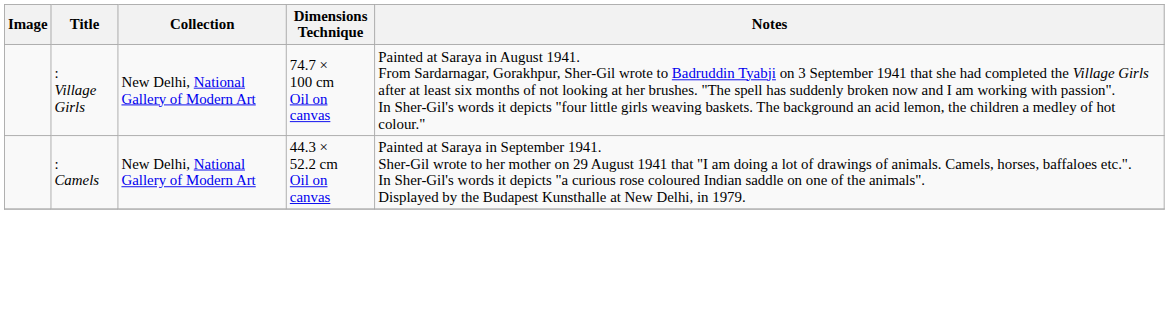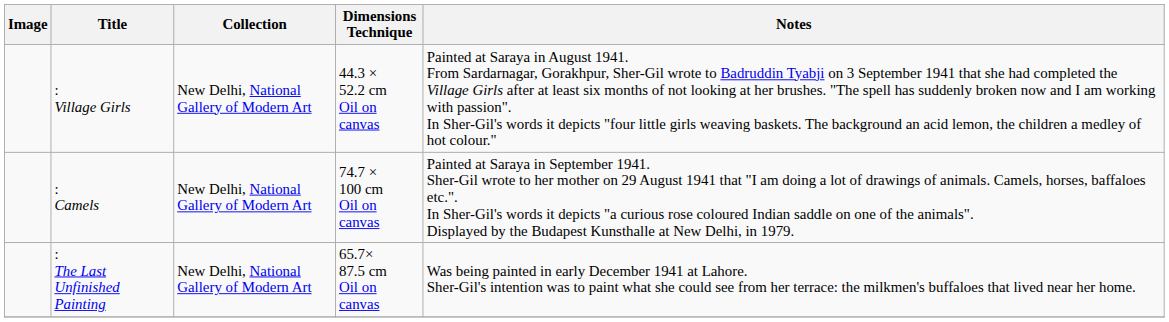(312, 90) 74.7 × 100 cm Oil on canvas -> (363, 98) 44.3 × 52.2 cm Oil on canvas
(314, 172) 44.3 × 52.2 cm Oil on canvas -> (361, 197) 74.7 × 100 cm Oil on canvas
+ row: (87, 279)
